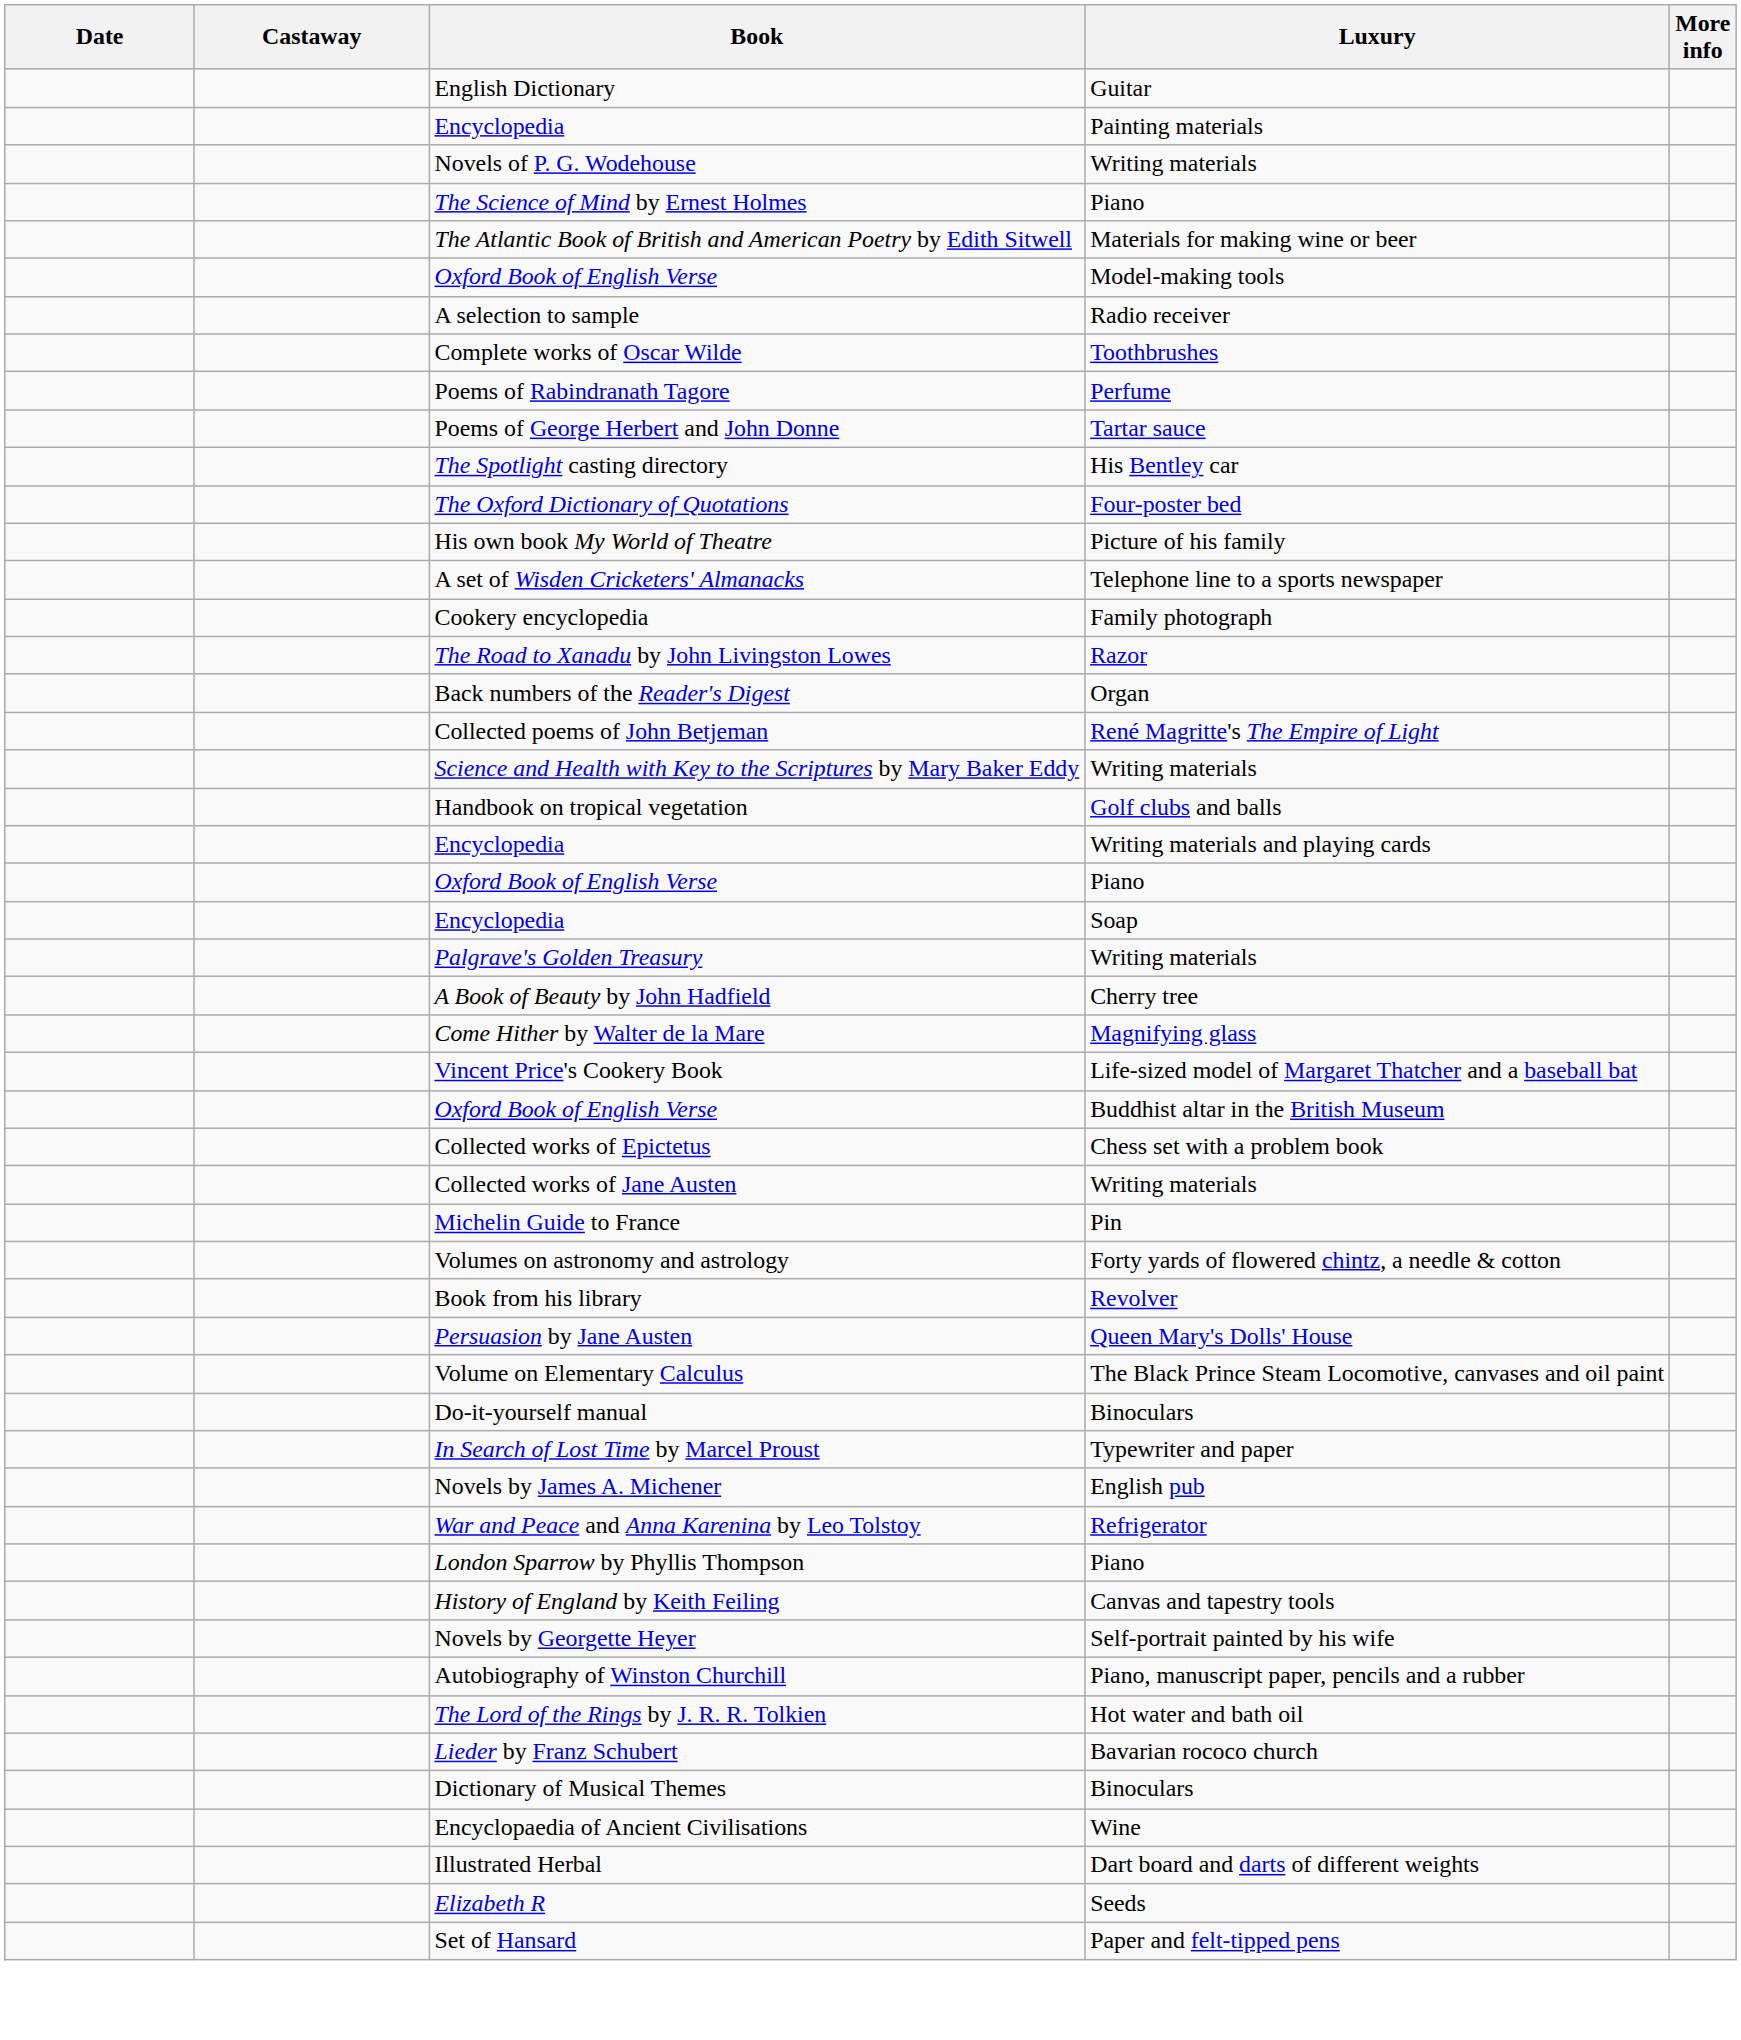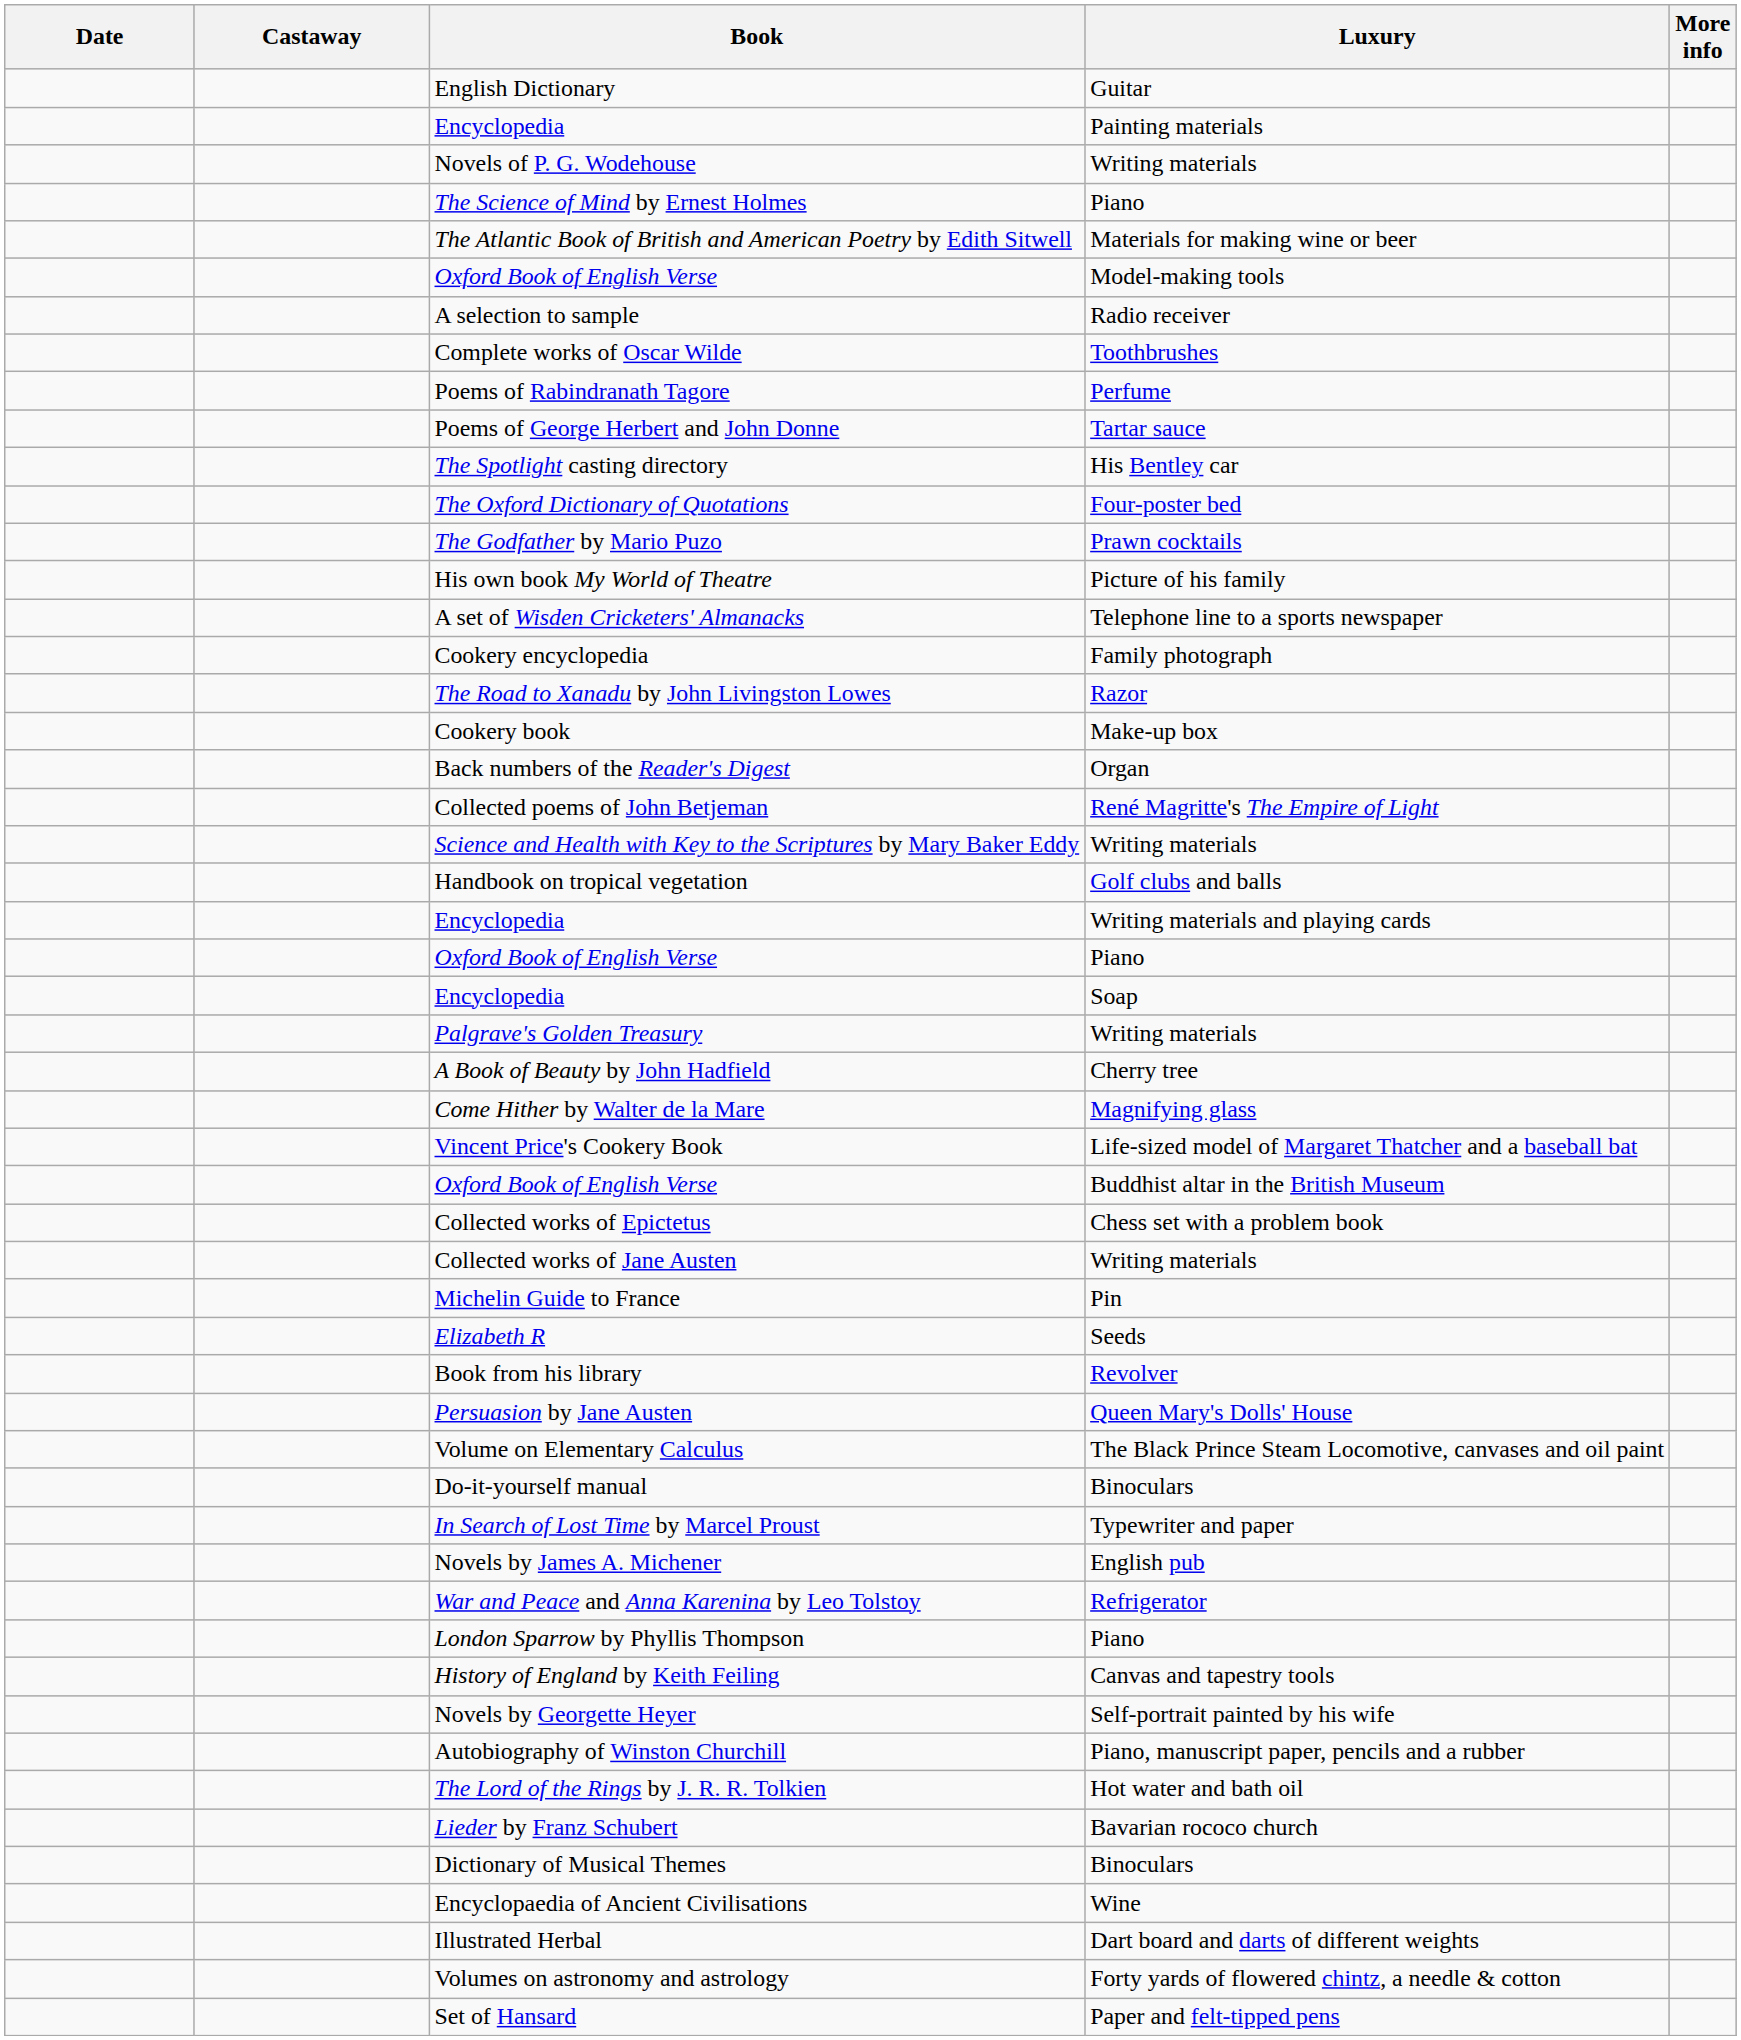+ row: (578, 541)
+ row: (502, 730)
rows swapped: (612, 1260) <-> (490, 1902)
